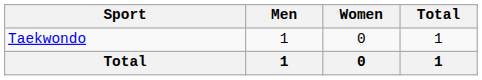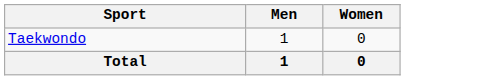- column: (438, 17)
